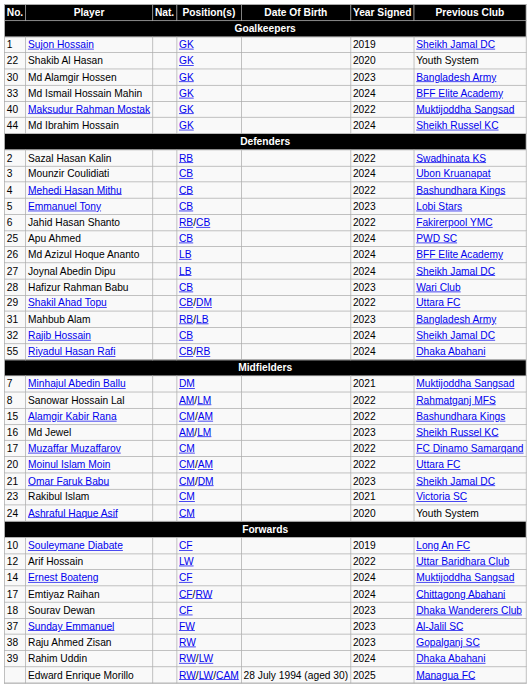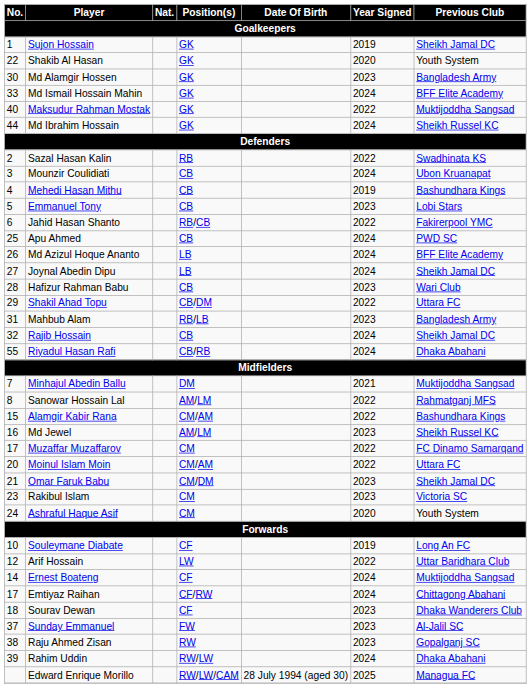(364, 190) 2022 -> (364, 190) 2019
(364, 497) 2021 -> (364, 497) 2023
